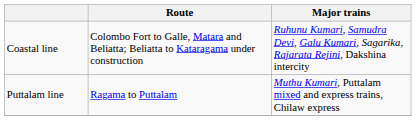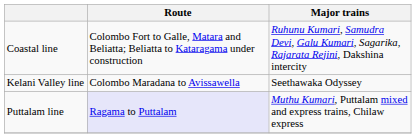+ row: (45, 83)
(134, 95) no background -> (133, 112) lavender background
